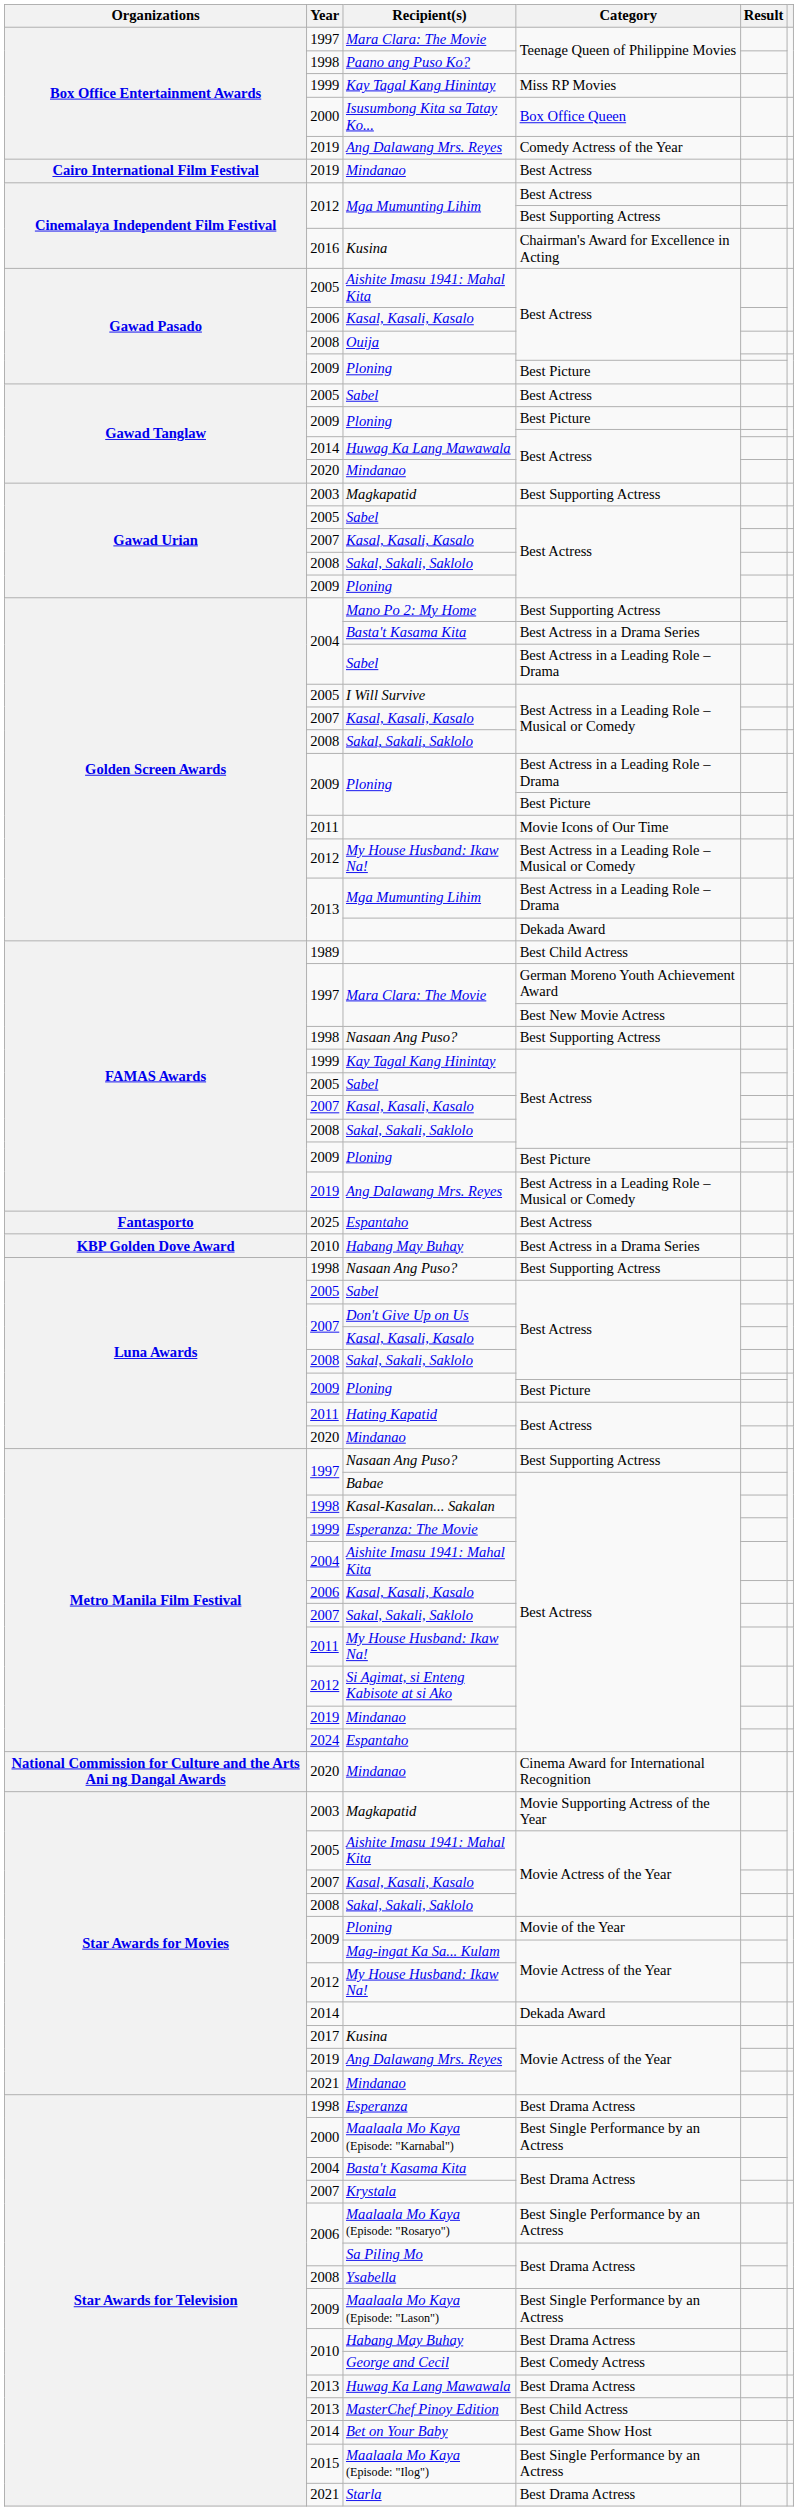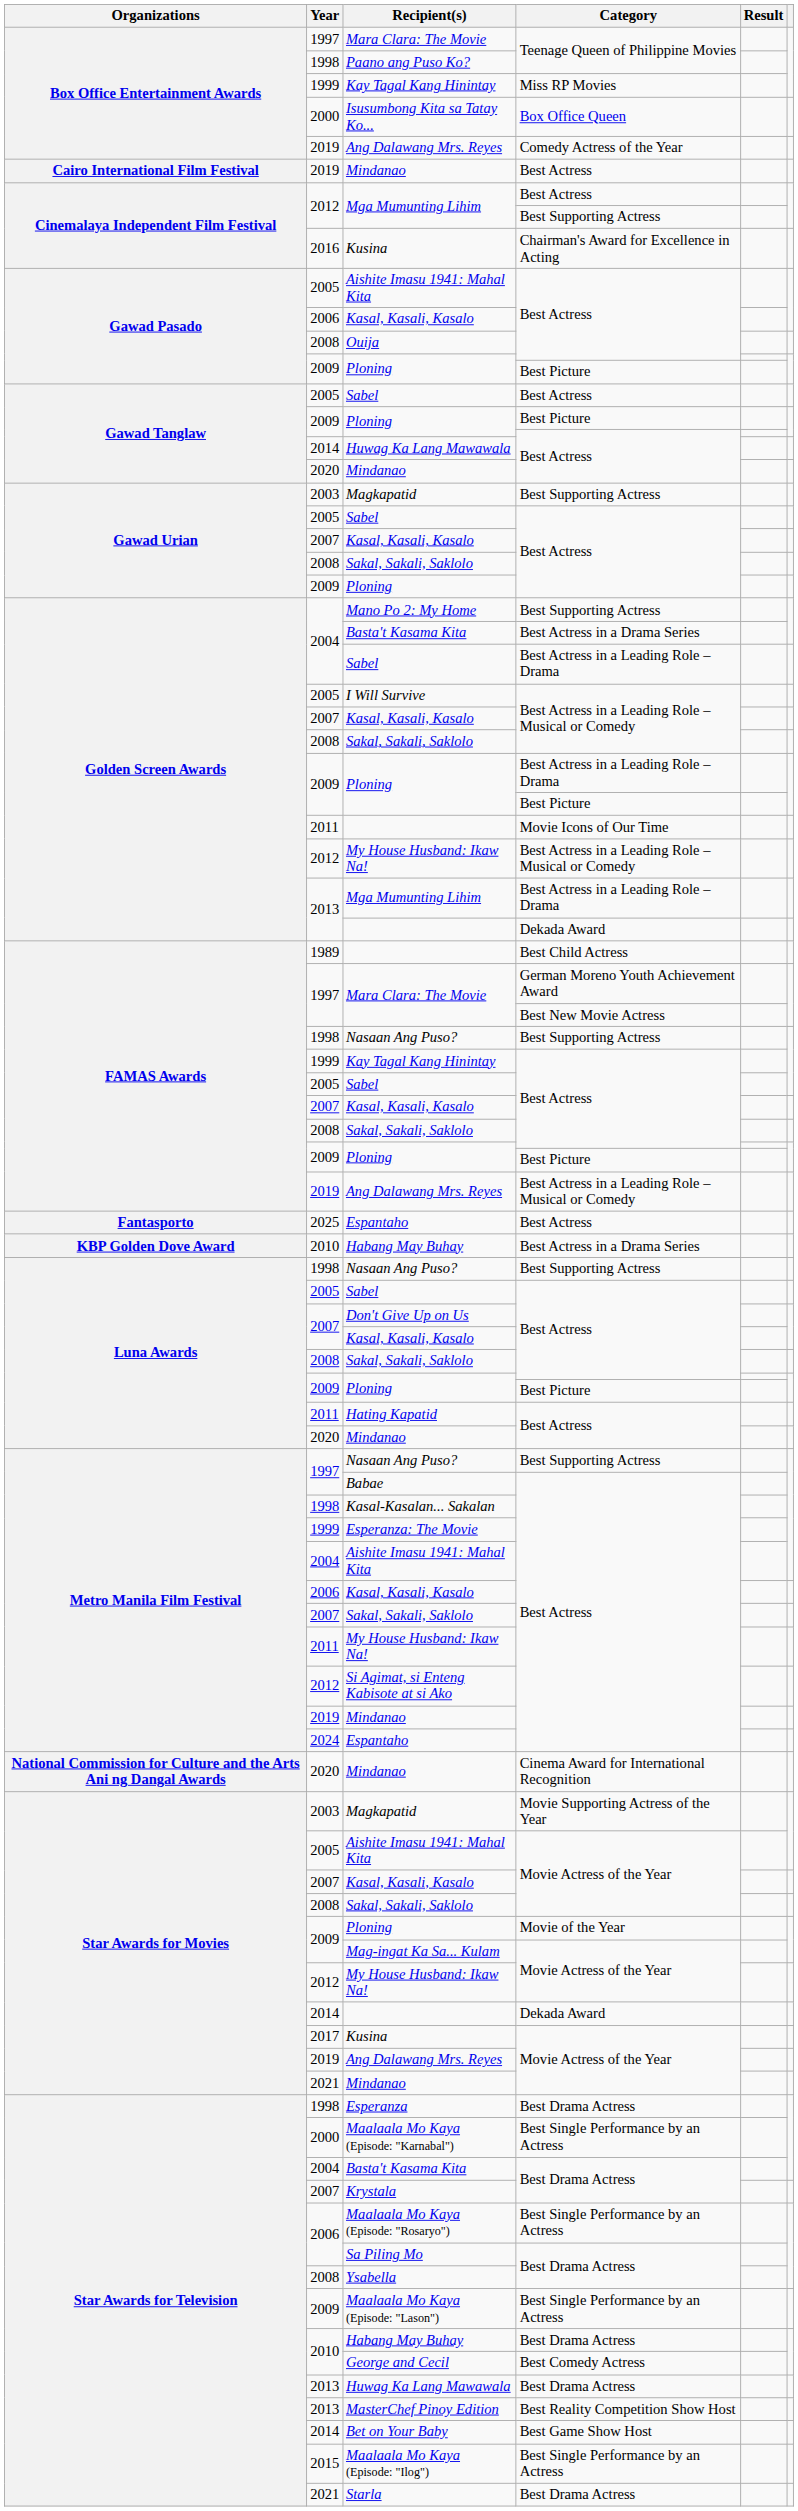(574, 2409) Best Child Actress -> (628, 2409) Best Reality Competition Show Host
